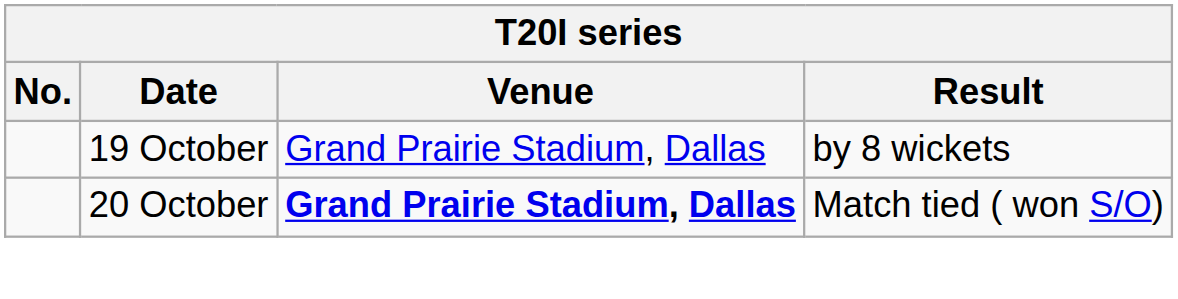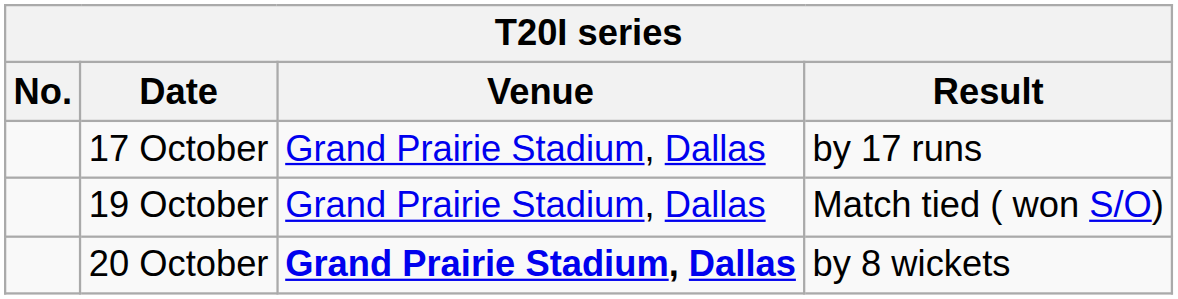+ row: (179, 148)
(912, 148) by 8 wickets -> (988, 206) Match tied ( won S/O)
(988, 206) Match tied ( won S/O) -> (912, 263) by 8 wickets
